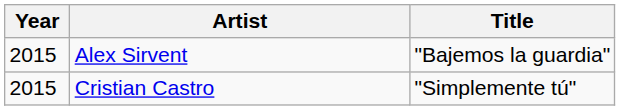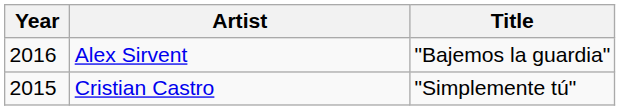(33, 54) 2015 -> (33, 54) 2016
